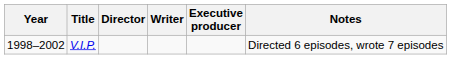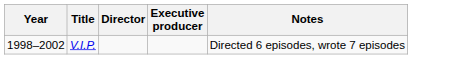- column: (167, 20)
